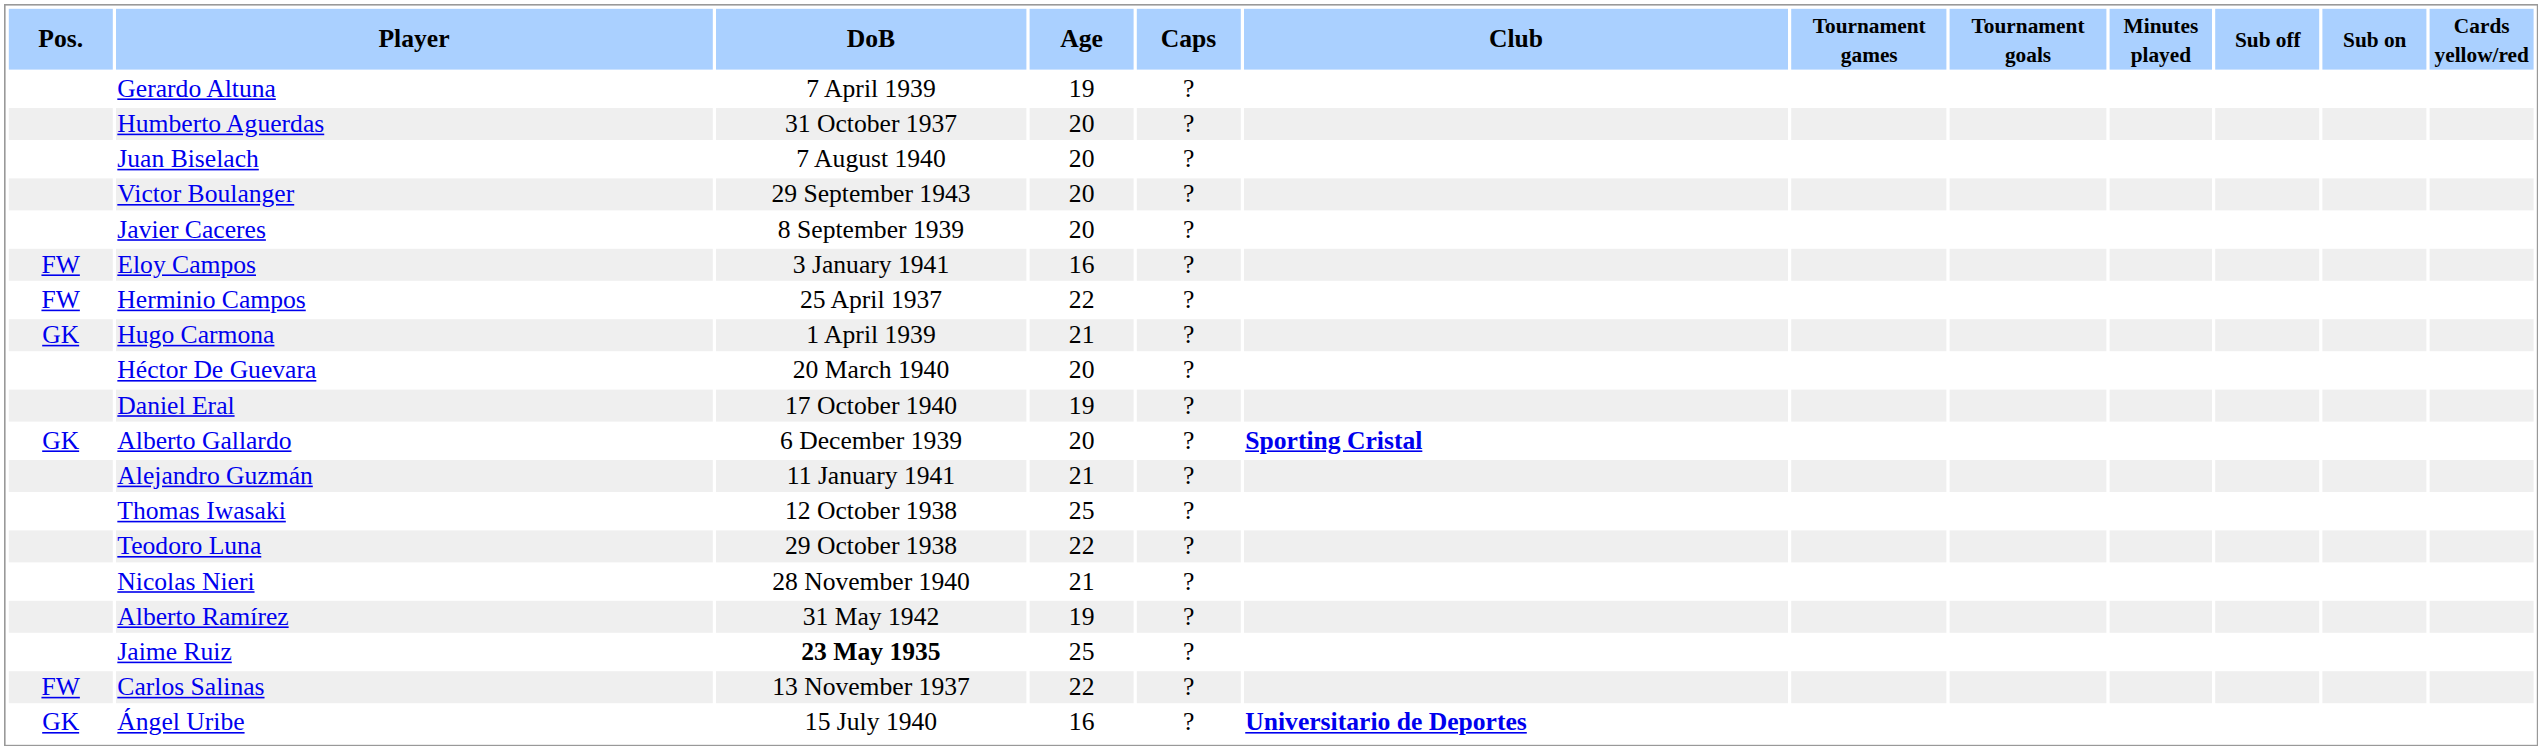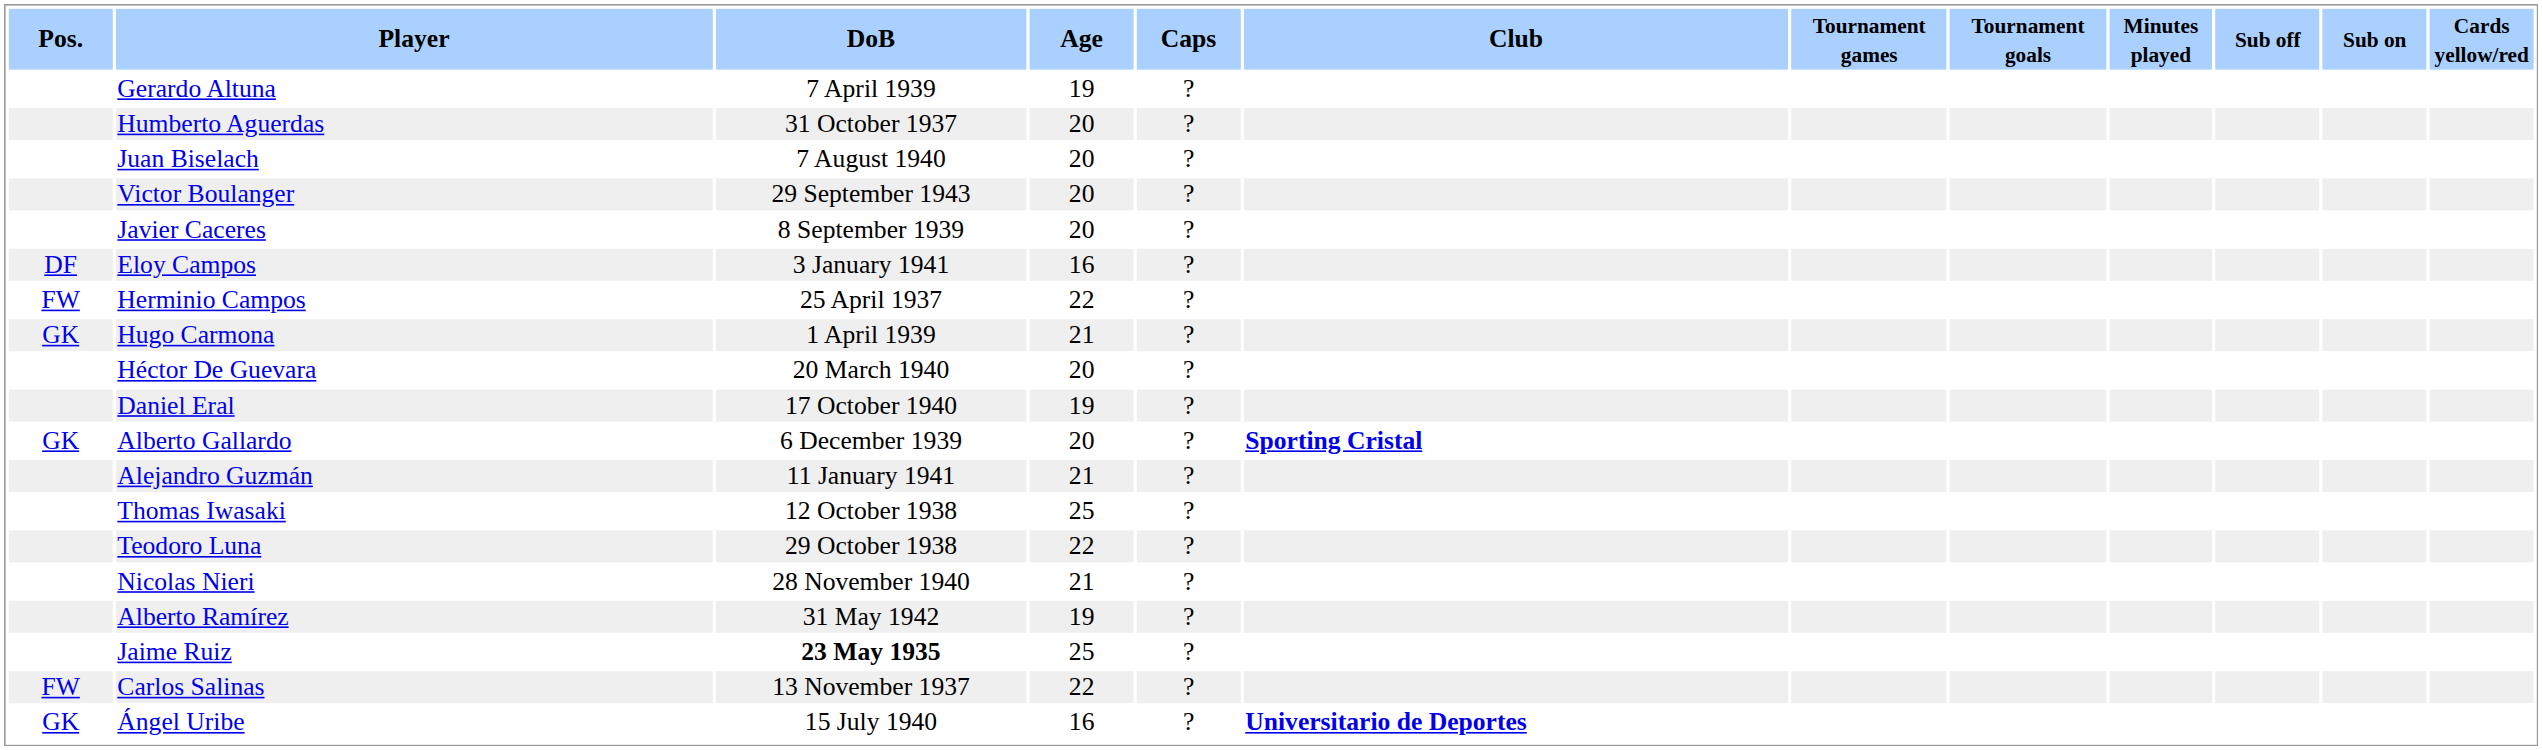(61, 264) FW -> (61, 264) DF
